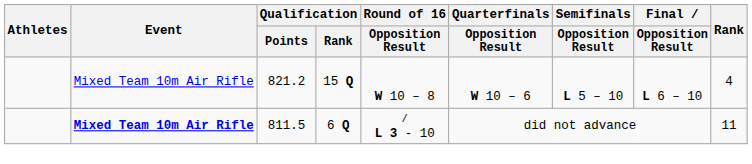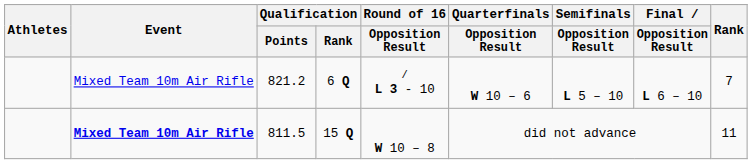(338, 82) 15 Q -> (338, 82) 6 Q
(405, 97) W 10 – 8 -> (405, 83) / L 3 - 10
(729, 82) 4 -> (729, 82) 7
(338, 126) 6 Q -> (338, 133) 15 Q
(405, 127) / L 3 - 10 -> (405, 148) W 10 – 8
